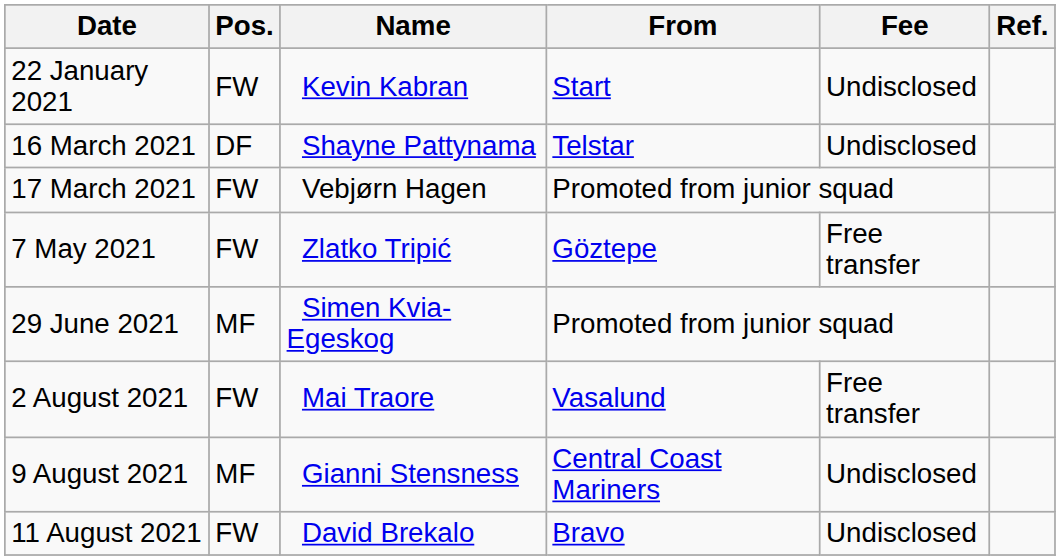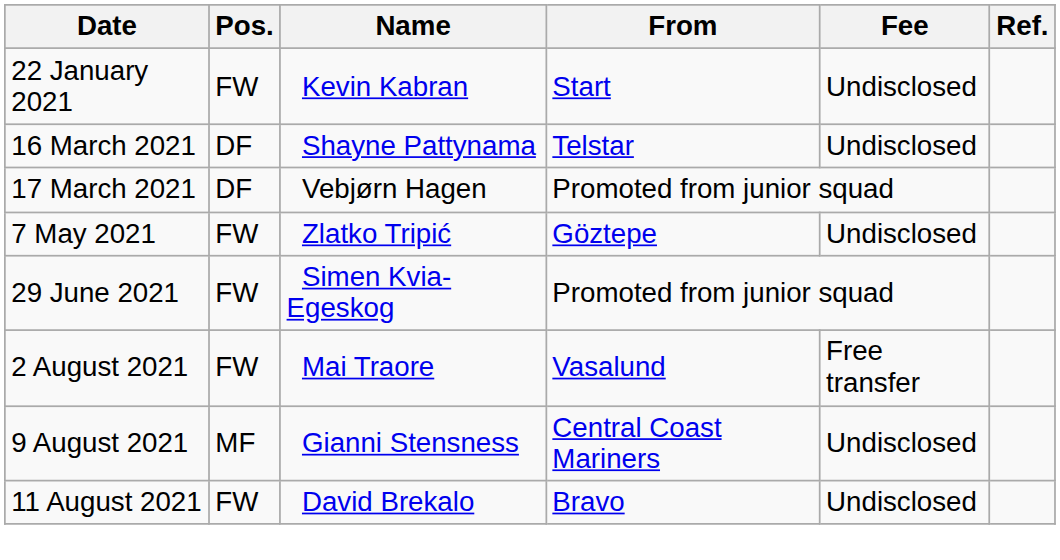(237, 189) FW -> (234, 189) DF
(873, 248) Free transfer -> (901, 233) Undisclosed
(235, 323) MF -> (237, 292) FW
